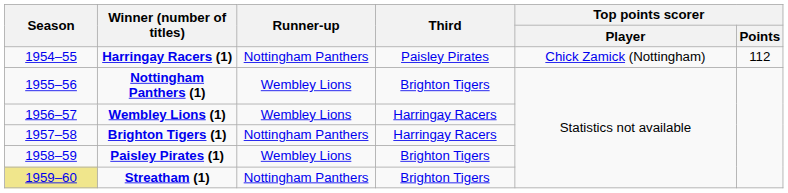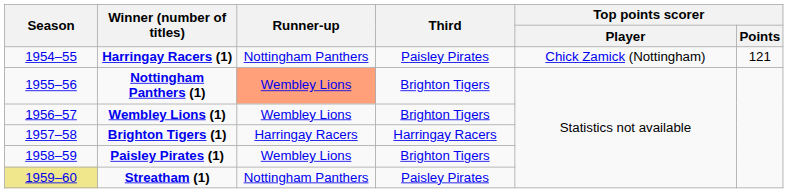(760, 57) 112 -> (760, 57) 121
(306, 85) no background -> (306, 85) lightsalmon background
(445, 114) Harringay Racers -> (445, 114) Brighton Tigers
(306, 135) Nottingham Panthers -> (306, 135) Harringay Racers
(445, 177) Brighton Tigers -> (445, 177) Paisley Pirates
